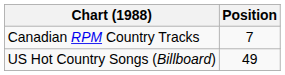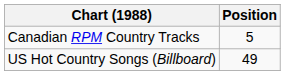(250, 37) 7 -> (250, 37) 5
